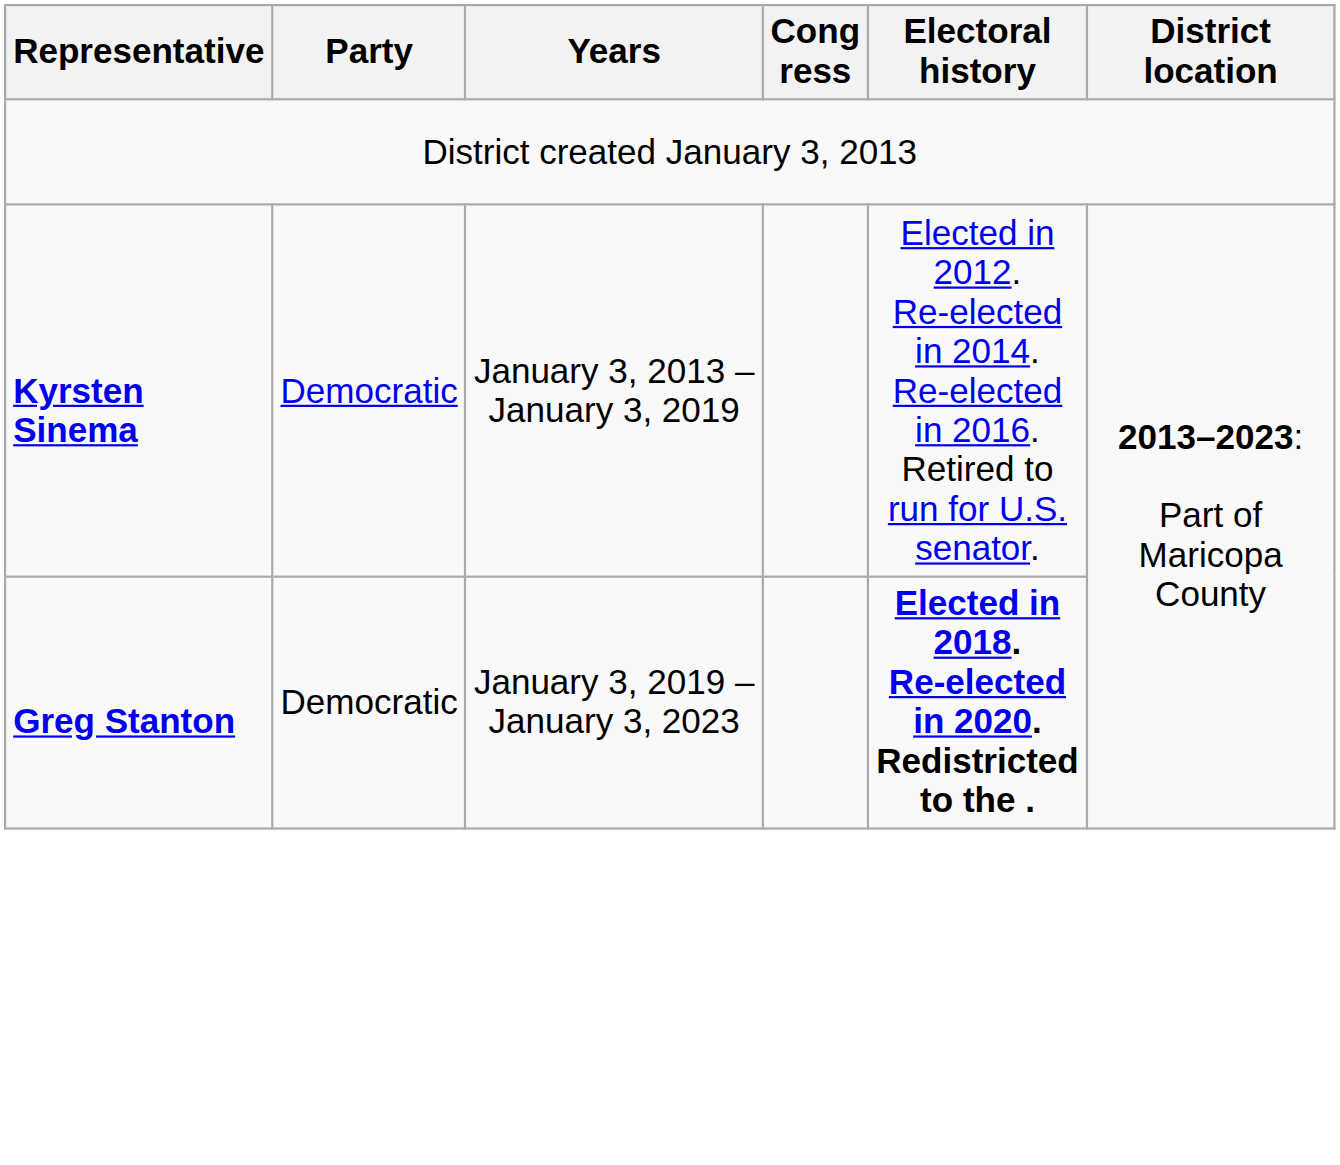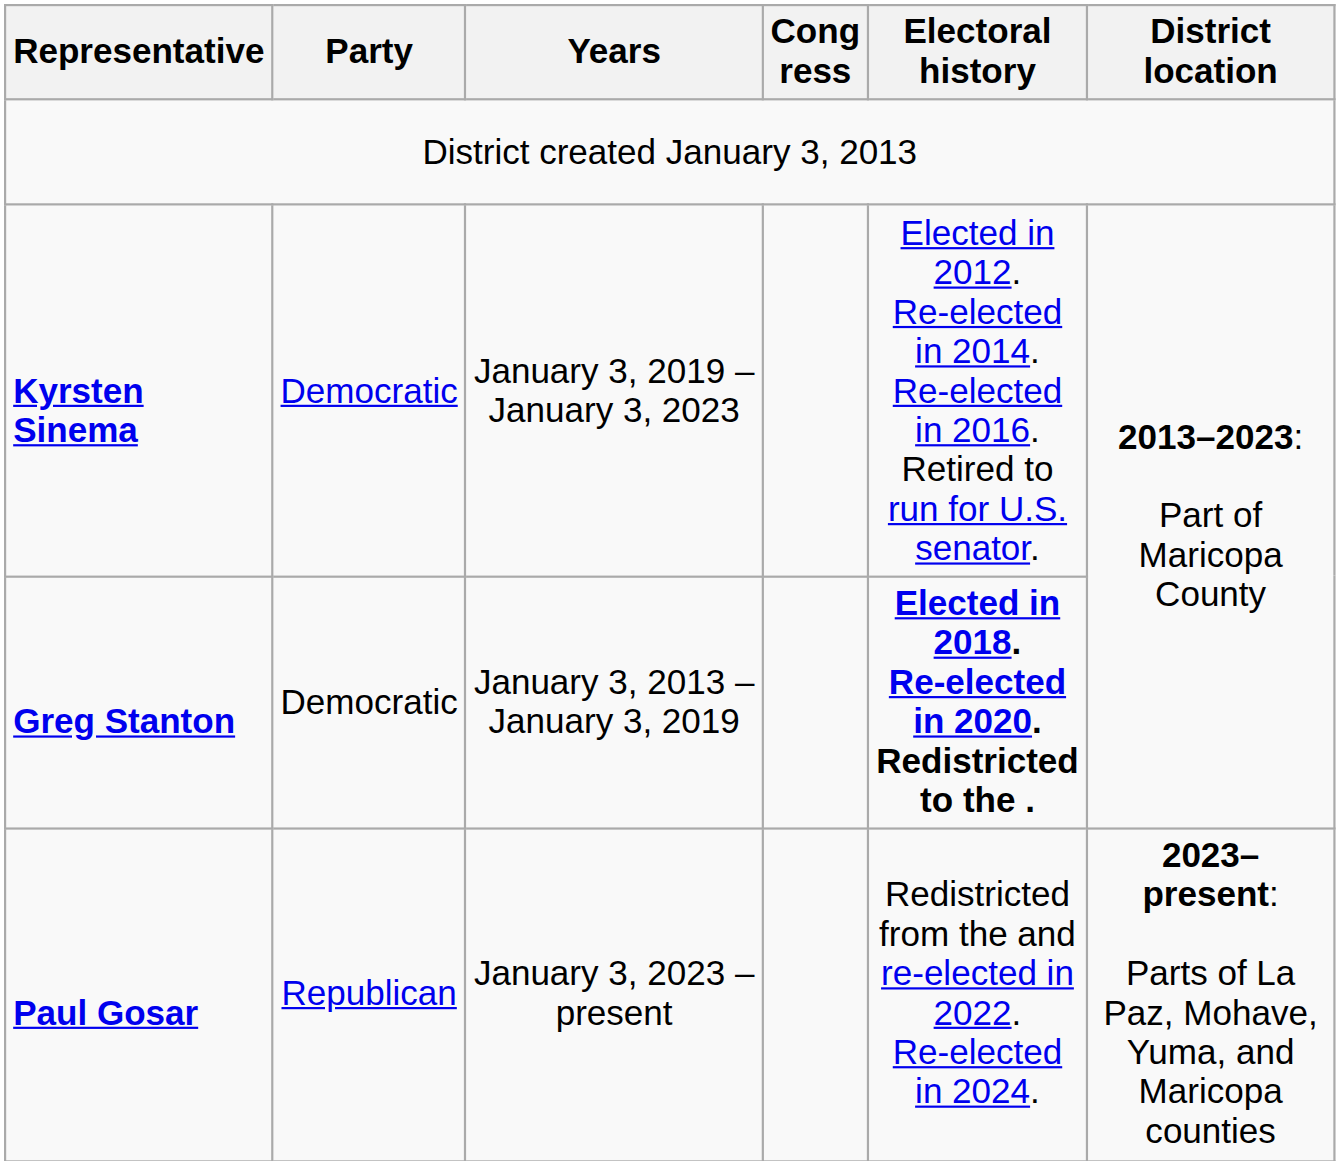(614, 390) January 3, 2013 – January 3, 2019 -> (614, 390) January 3, 2019 – January 3, 2023
(614, 701) January 3, 2019 – January 3, 2023 -> (614, 701) January 3, 2013 – January 3, 2019
+ row: (106, 1013)
